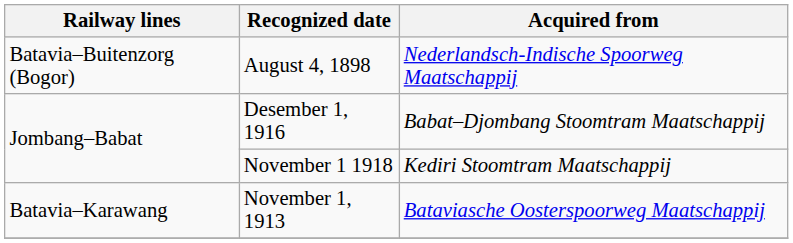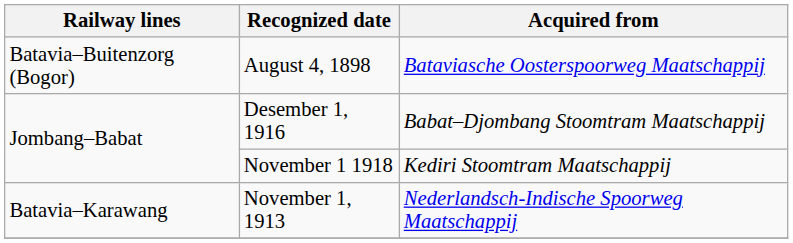(543, 65) Nederlandsch-Indische Spoorweg Maatschappij -> (584, 65) Bataviasche Oosterspoorweg Maatschappij
(584, 209) Bataviasche Oosterspoorweg Maatschappij -> (543, 209) Nederlandsch-Indische Spoorweg Maatschappij
